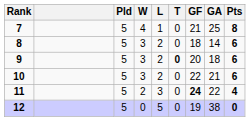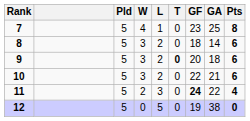(195, 28) 21 -> (195, 28) 23
